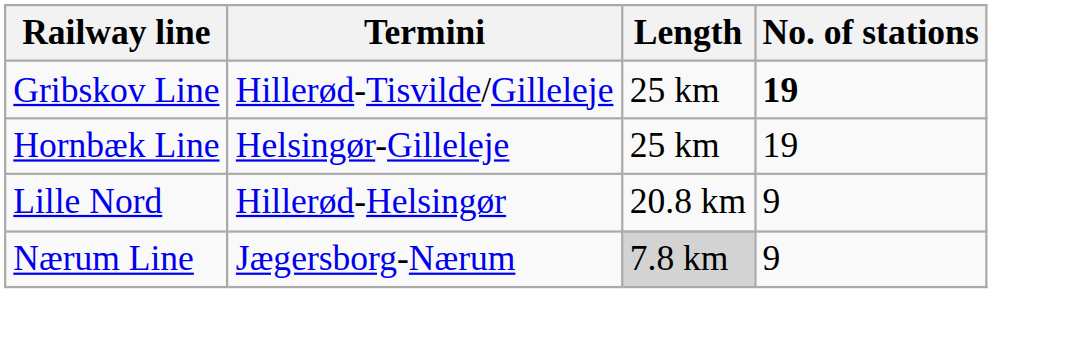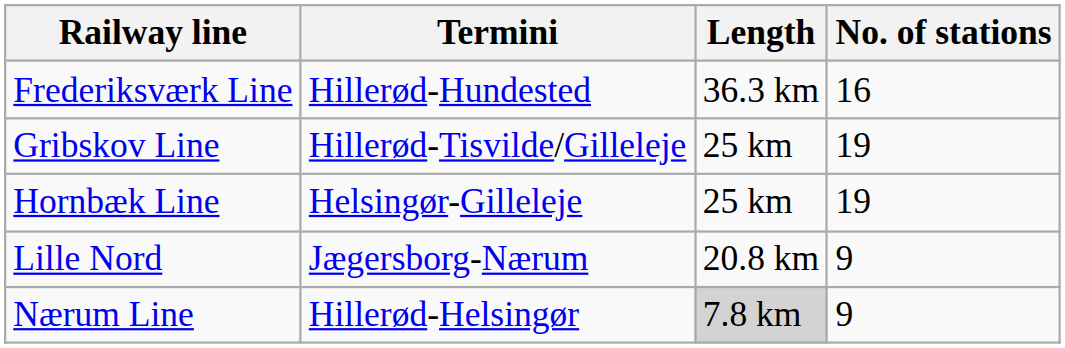+ row: (153, 88)
(780, 88) bold -> (853, 145) normal
(371, 201) Hillerød-Helsingør -> (449, 257) Jægersborg-Nærum
(376, 257) Jægersborg-Nærum -> (444, 314) Hillerød-Helsingør
